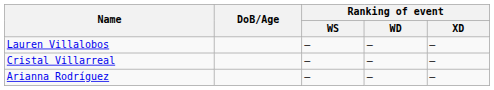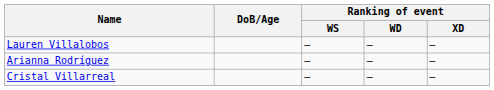rows swapped: (61, 61) <-> (58, 77)
